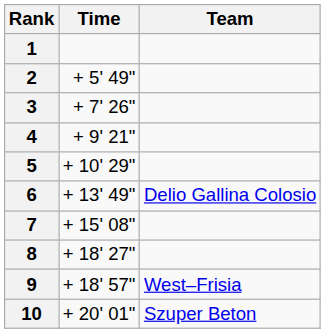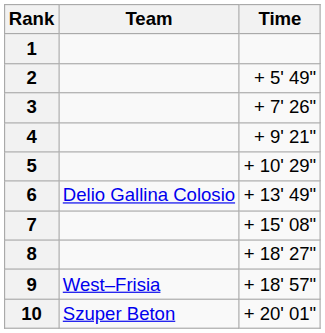columns swapped: (230, 19) <-> (99, 19)
